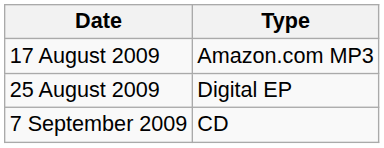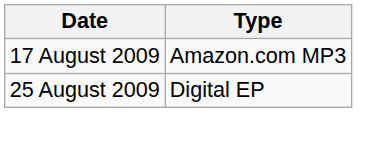- row: (99, 124)
